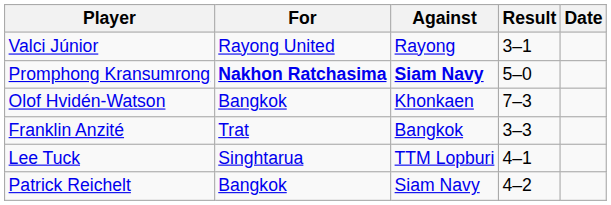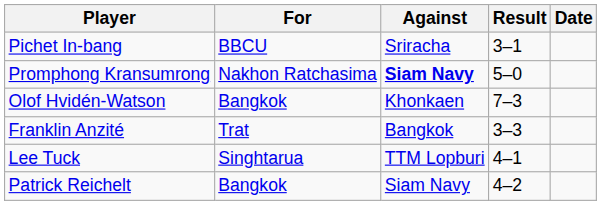+ row: (65, 46)
- row: (53, 46)
(302, 74) bold -> (298, 74) normal
